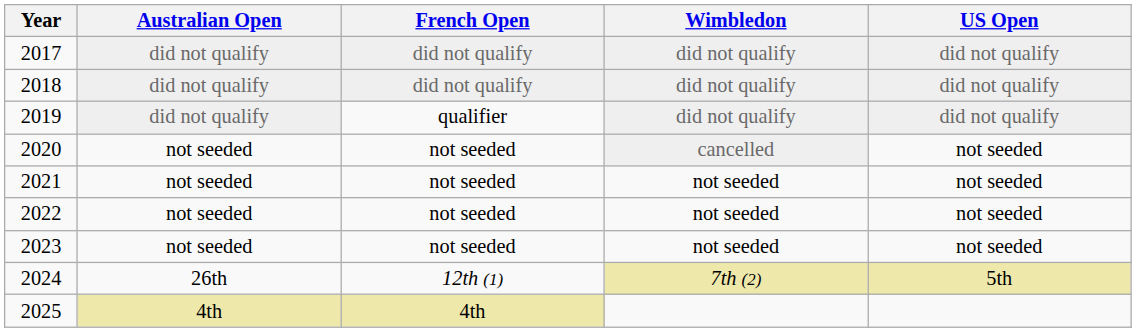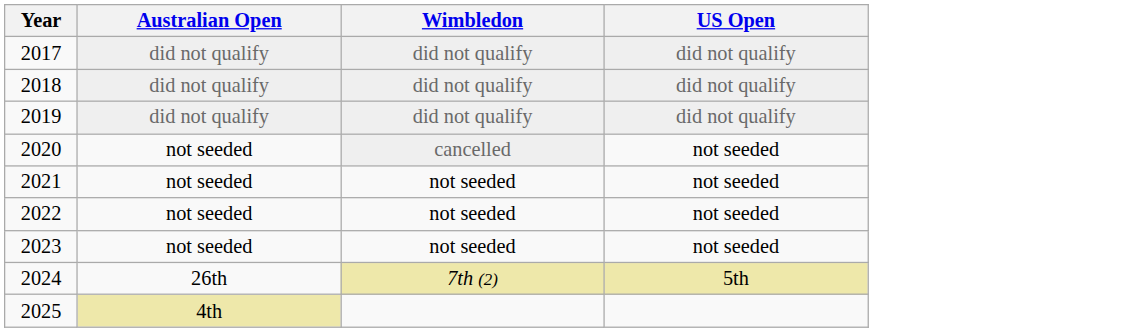- column: (473, 20)
